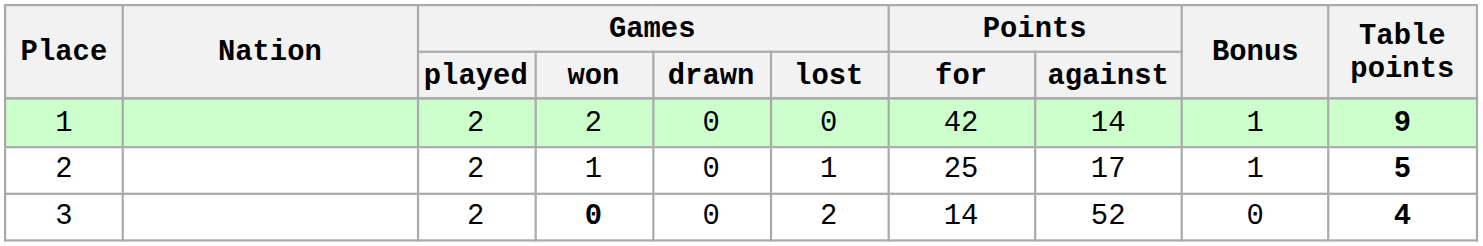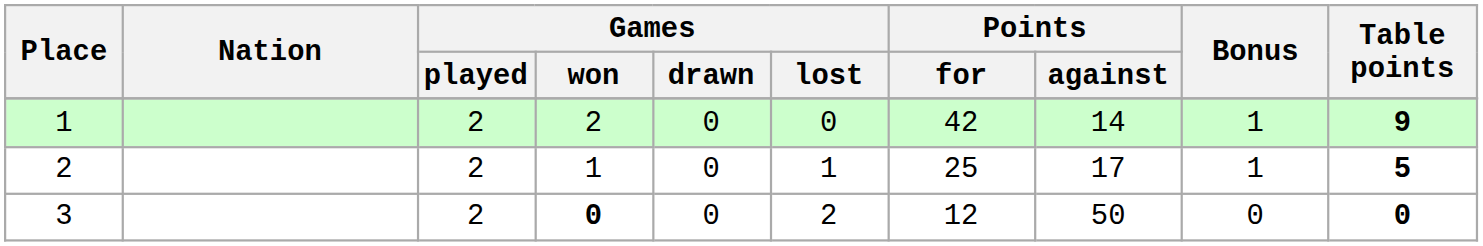(961, 217) 14 -> (961, 217) 12
(1108, 217) 52 -> (1108, 217) 50
(1402, 217) 4 -> (1402, 217) 0
